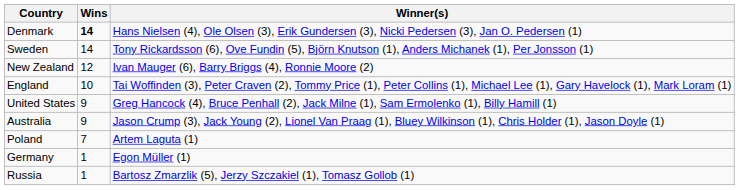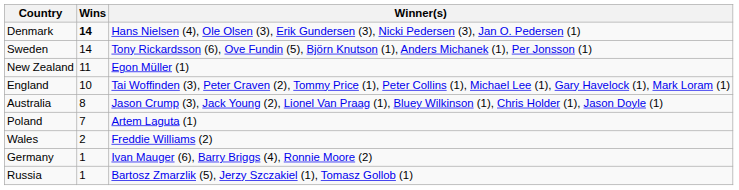(87, 67) 12 -> (85, 67) 11
(243, 67) Ivan Mauger (6), Barry Briggs (4), Ronnie Moore (2) -> (150, 67) Egon Müller (1)
- row: (41, 103)
(84, 121) 9 -> (82, 103) 8
+ row: (23, 139)
(152, 157) Egon Müller (1) -> (242, 157) Ivan Mauger (6), Barry Briggs (4), Ronnie Moore (2)
